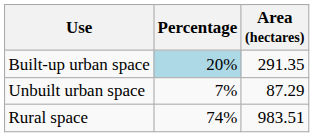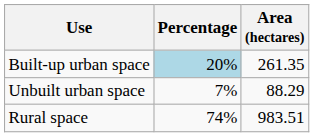(281, 63) 291.35 -> (281, 63) 261.35
(285, 90) 87.29 -> (285, 90) 88.29
